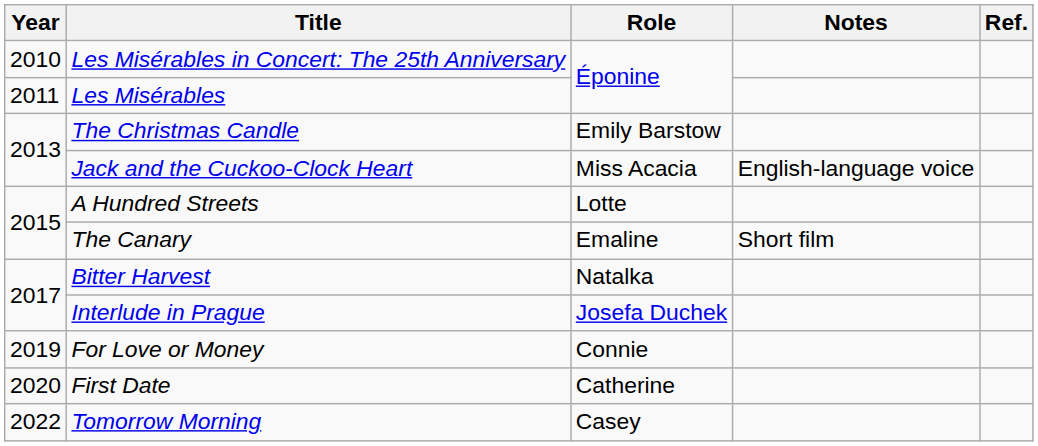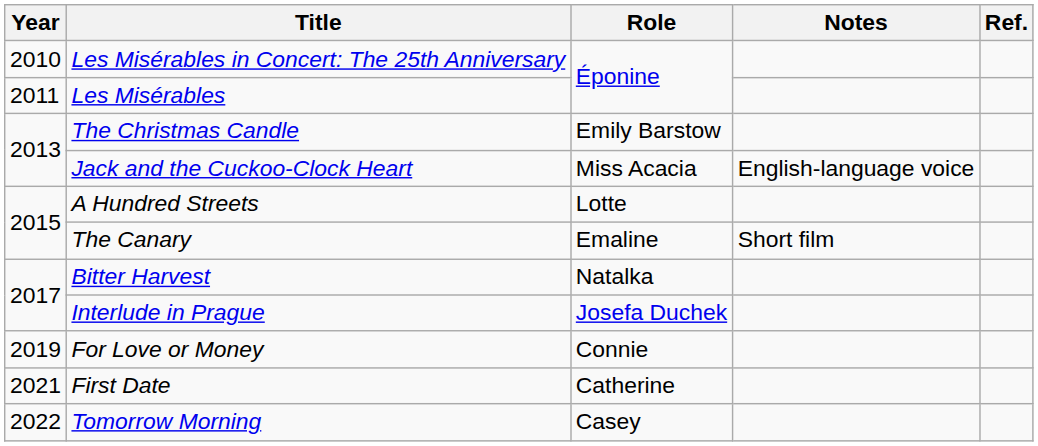(35, 385) 2020 -> (35, 385) 2021
